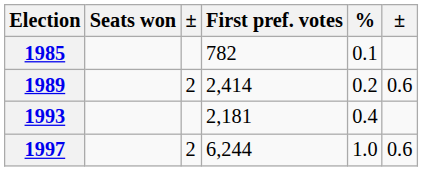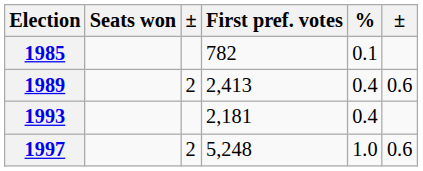(229, 85) 2,414 -> (229, 85) 2,413
(365, 85) 0.2 -> (365, 85) 0.4
(229, 149) 6,244 -> (229, 149) 5,248
